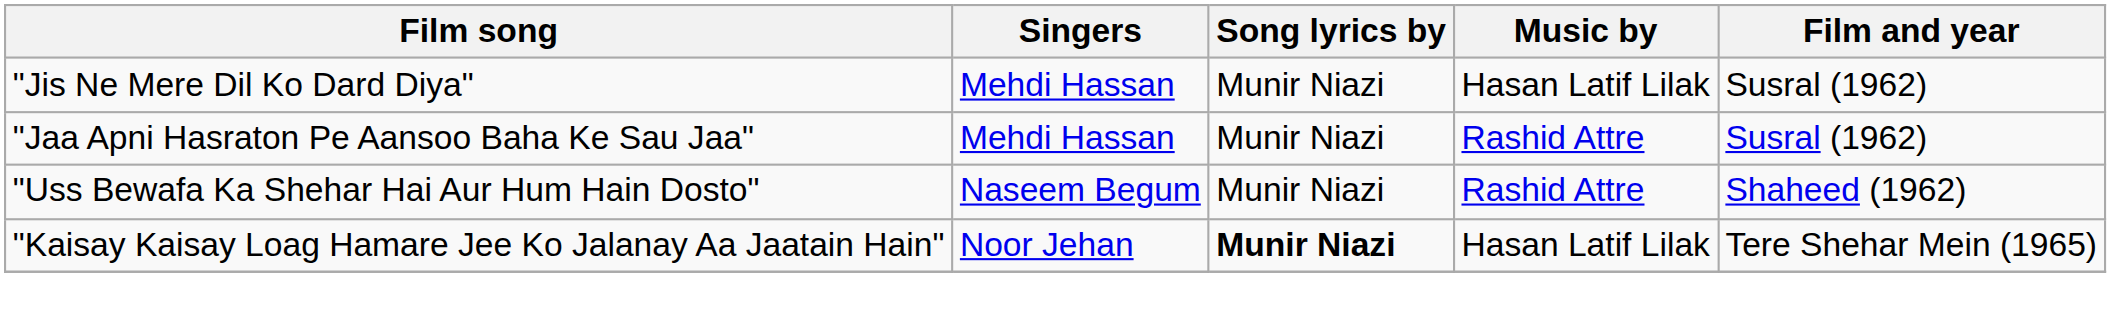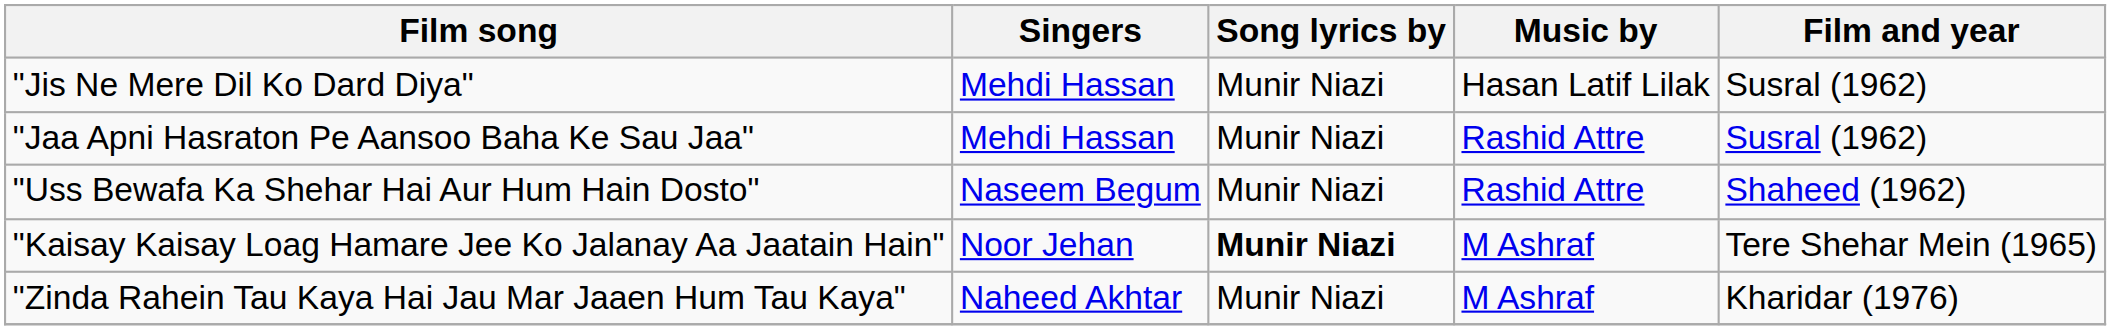(1586, 244) Hasan Latif Lilak -> (1528, 244) M Ashraf
+ row: (459, 297)
